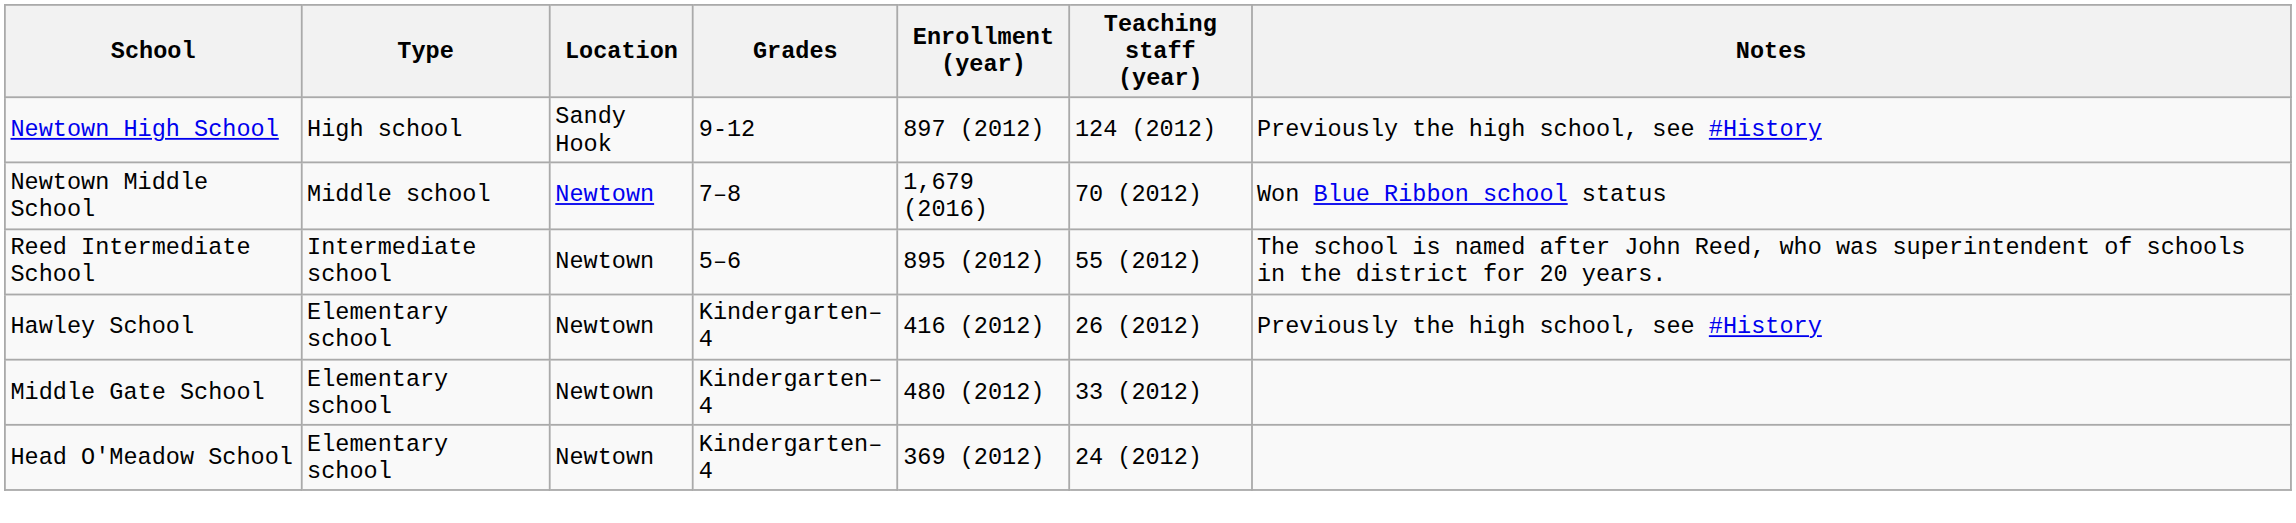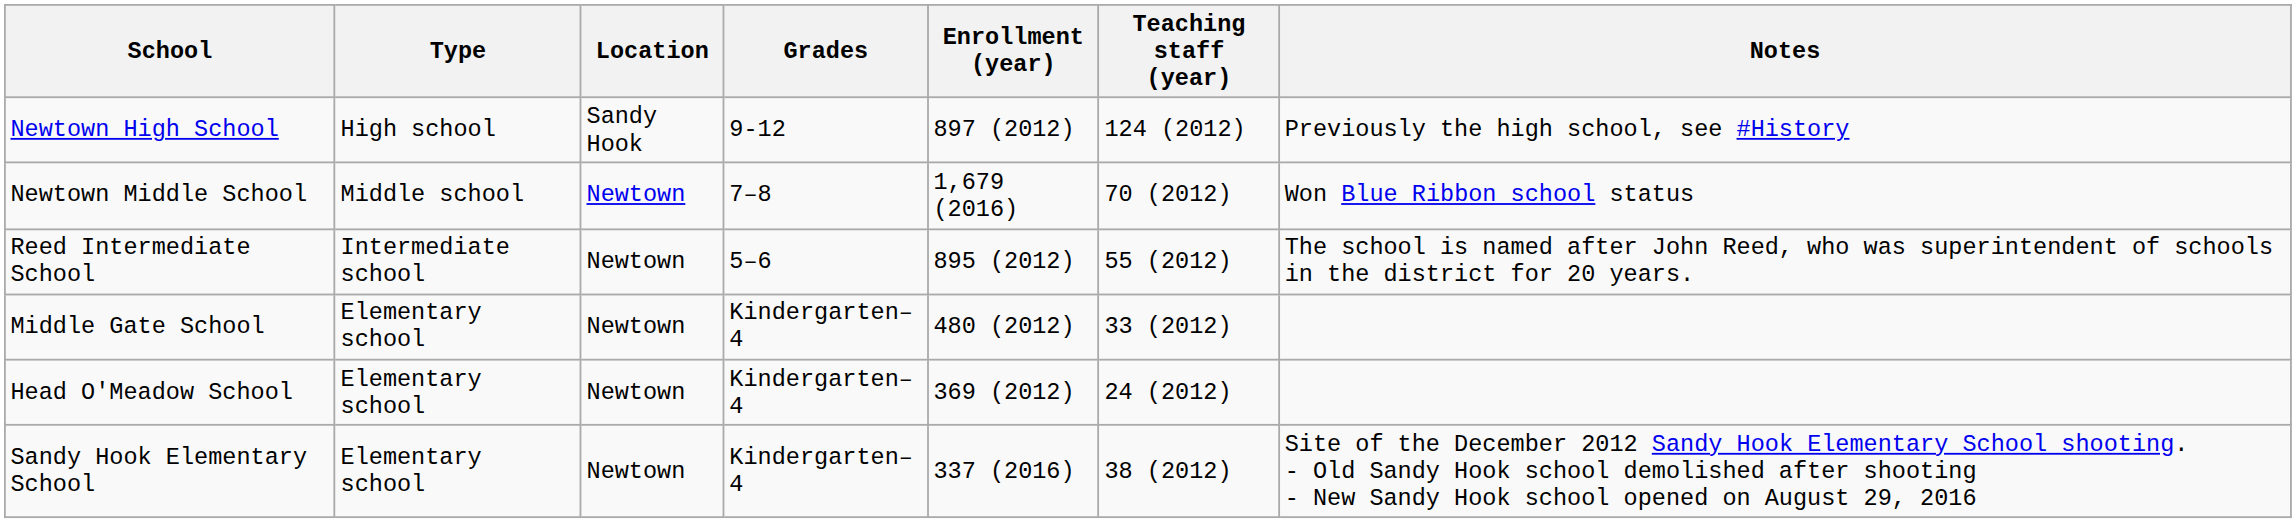- row: (102, 327)
+ row: (159, 471)
